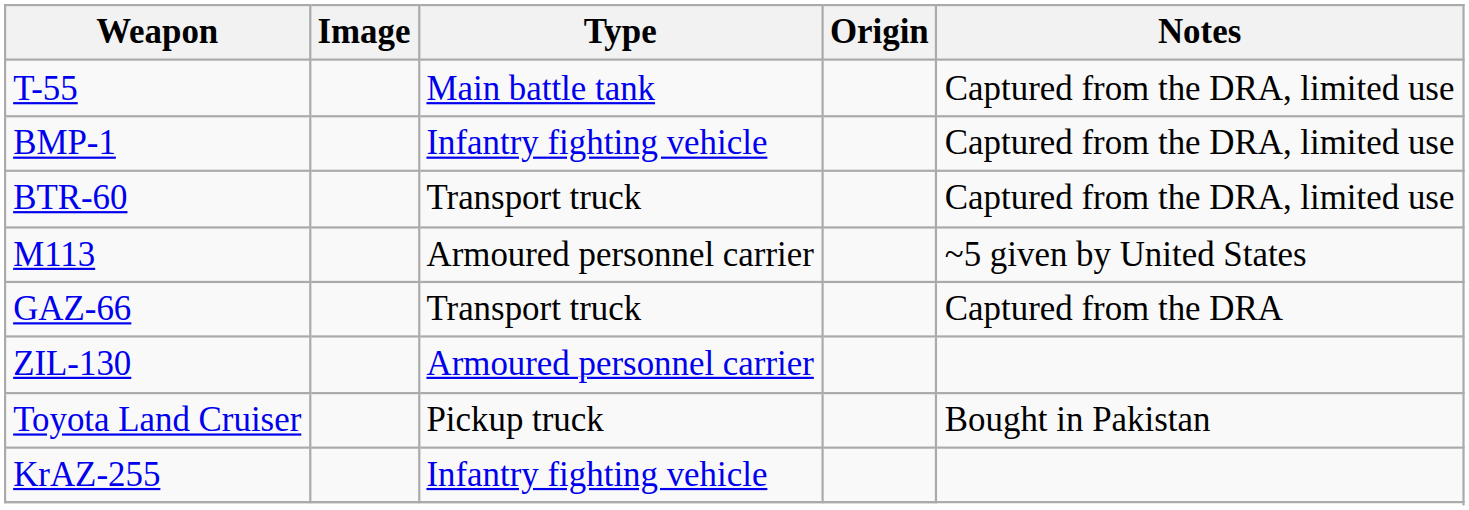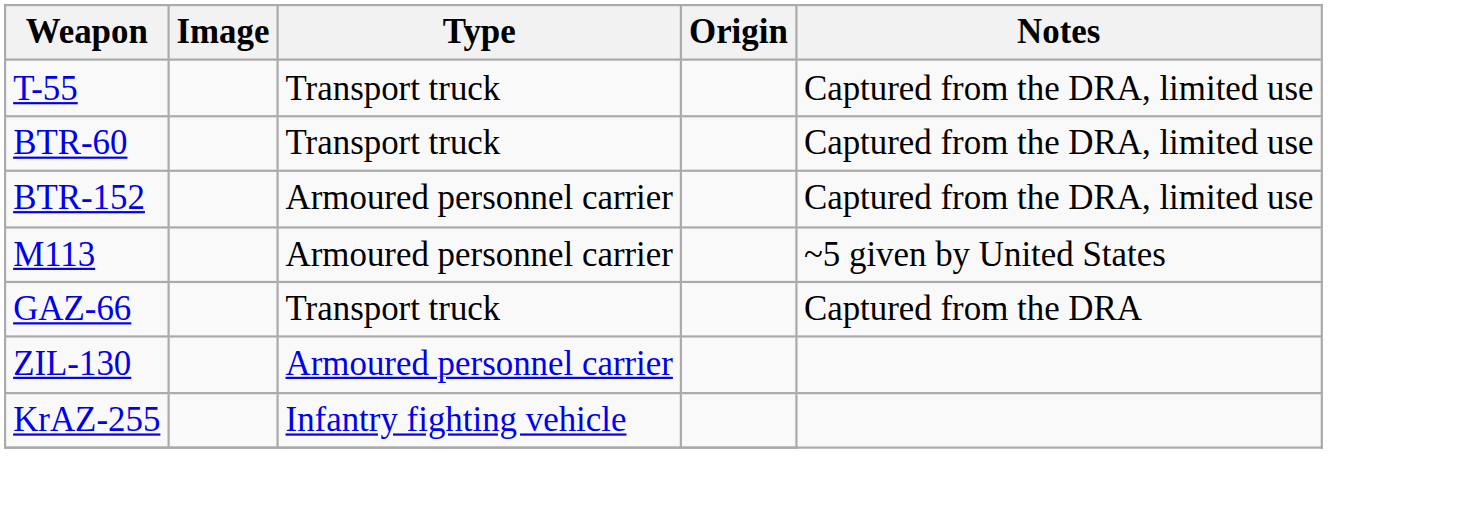(541, 87) Main battle tank -> (393, 87) Transport truck
- row: (64, 142)
+ row: (79, 198)
- row: (157, 419)
